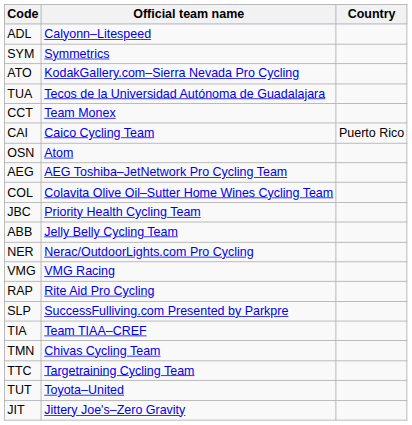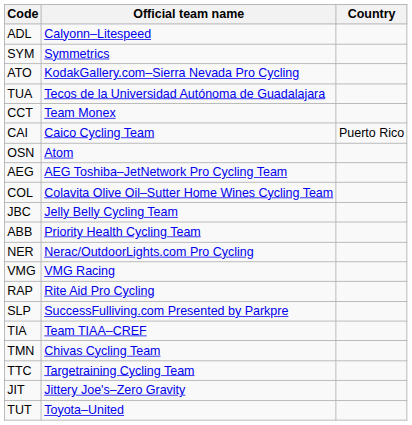(122, 212) Priority Health Cycling Team -> (111, 212) Jelly Belly Cycling Team
(111, 232) Jelly Belly Cycling Team -> (122, 232) Priority Health Cycling Team
rows swapped: (19, 390) <-> (16, 410)
